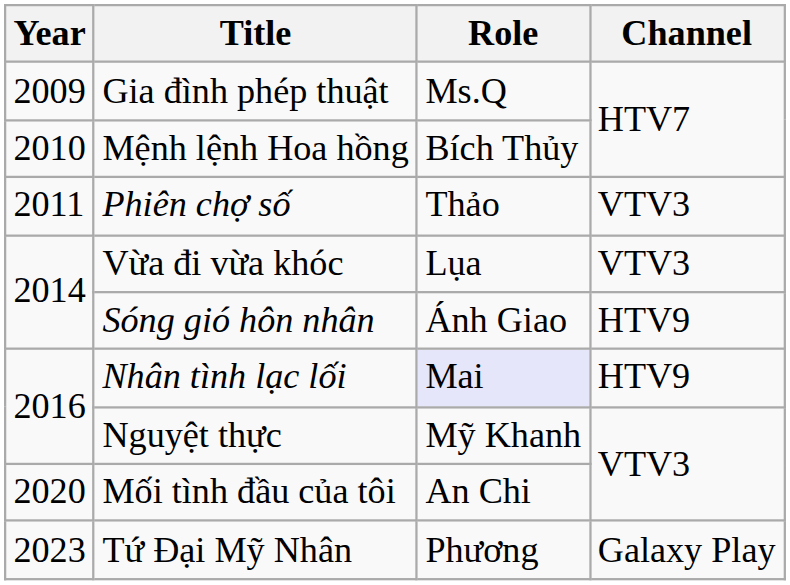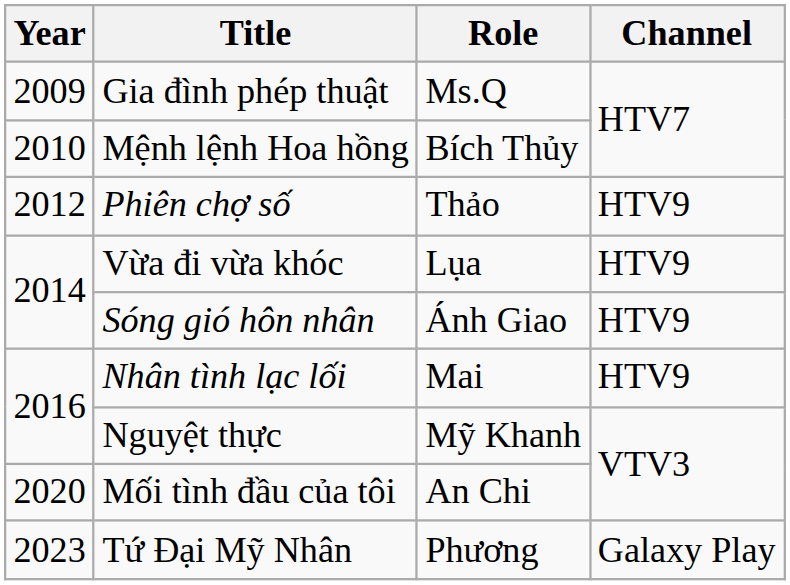(49, 205) 2011 -> (50, 205) 2012
(644, 205) VTV3 -> (644, 205) HTV9
(644, 262) VTV3 -> (644, 262) HTV9
(455, 377) lavender background -> (455, 377) no background
